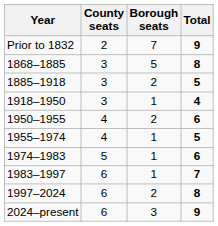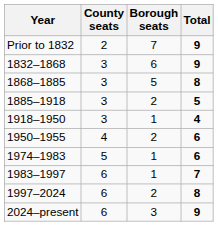+ row: (36, 63)
- row: (36, 138)
